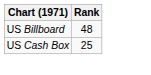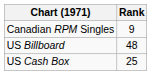+ row: (60, 29)
